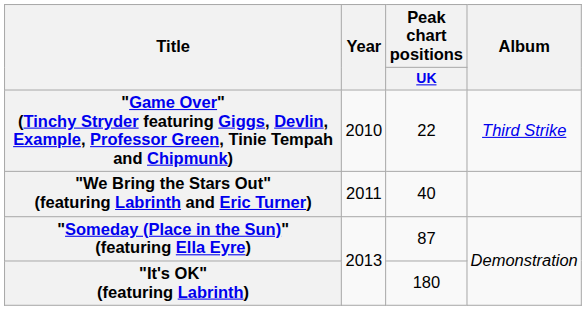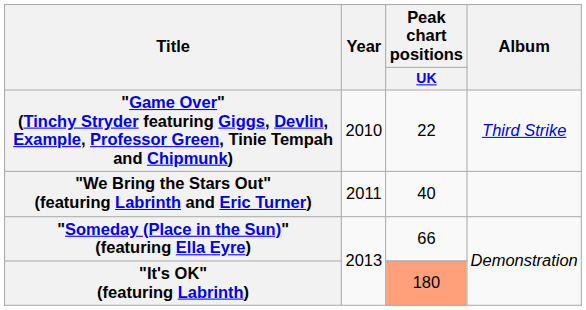(426, 238) 87 -> (426, 238) 66
(426, 283) no background -> (426, 283) lightsalmon background
